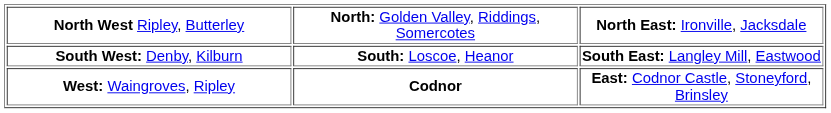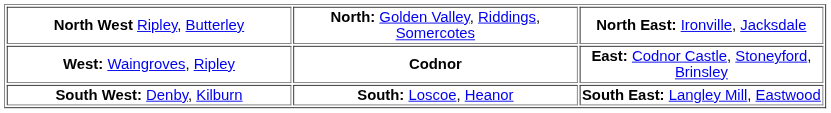rows swapped: (149, 86) <-> (149, 56)
